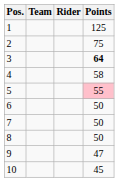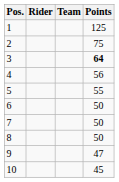columns swapped: (69, 12) <-> (40, 12)
(98, 75) 58 -> (98, 75) 56
(98, 91) pink background -> (98, 91) no background
